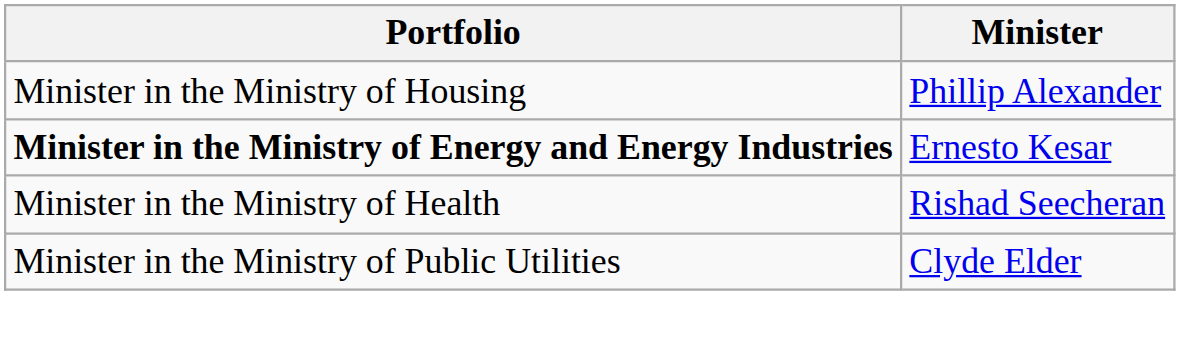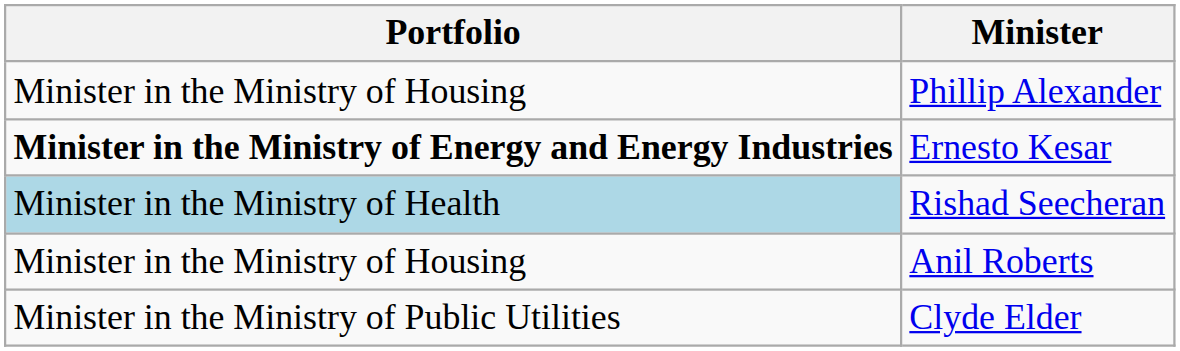(257, 203) no background -> (257, 203) lightblue background
+ row: (1001, 260)
